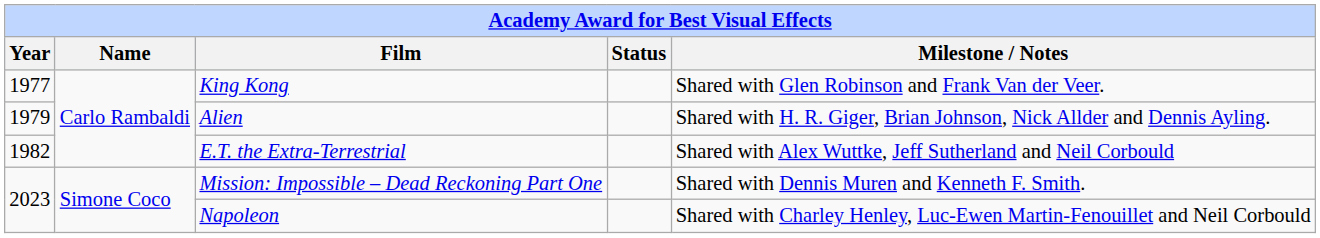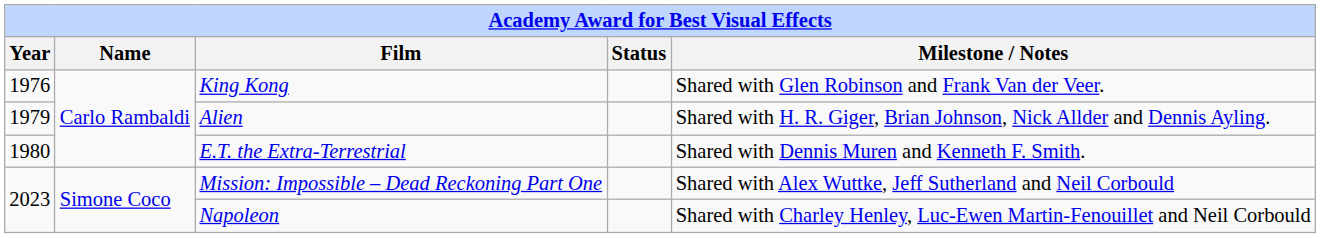(30, 85) 1977 -> (30, 85) 1976
(30, 150) 1982 -> (30, 150) 1980
(925, 150) Shared with Alex Wuttke, Jeff Sutherland and Neil Corbould -> (880, 150) Shared with Dennis Muren and Kenneth F. Smith.
(880, 183) Shared with Dennis Muren and Kenneth F. Smith. -> (925, 183) Shared with Alex Wuttke, Jeff Sutherland and Neil Corbould
